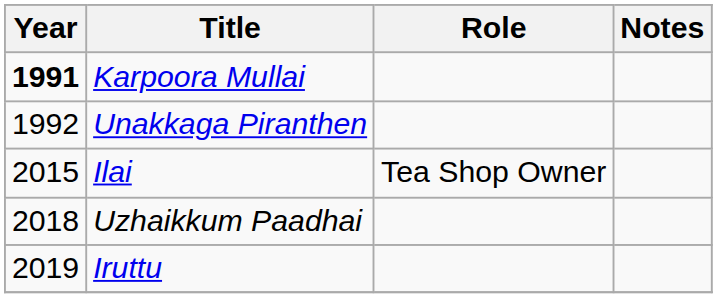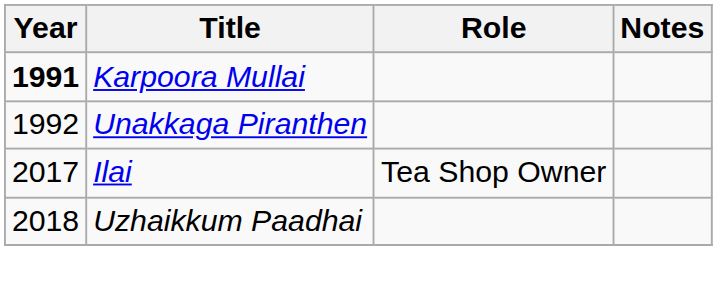(46, 172) 2015 -> (46, 172) 2017
- row: (128, 268)
